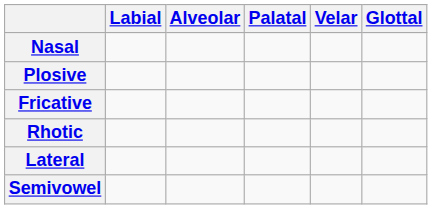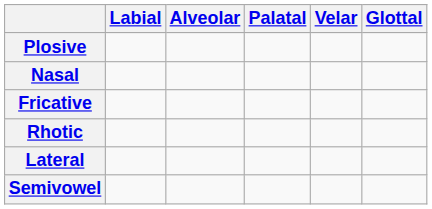rows swapped: (55, 47) <-> (55, 75)
